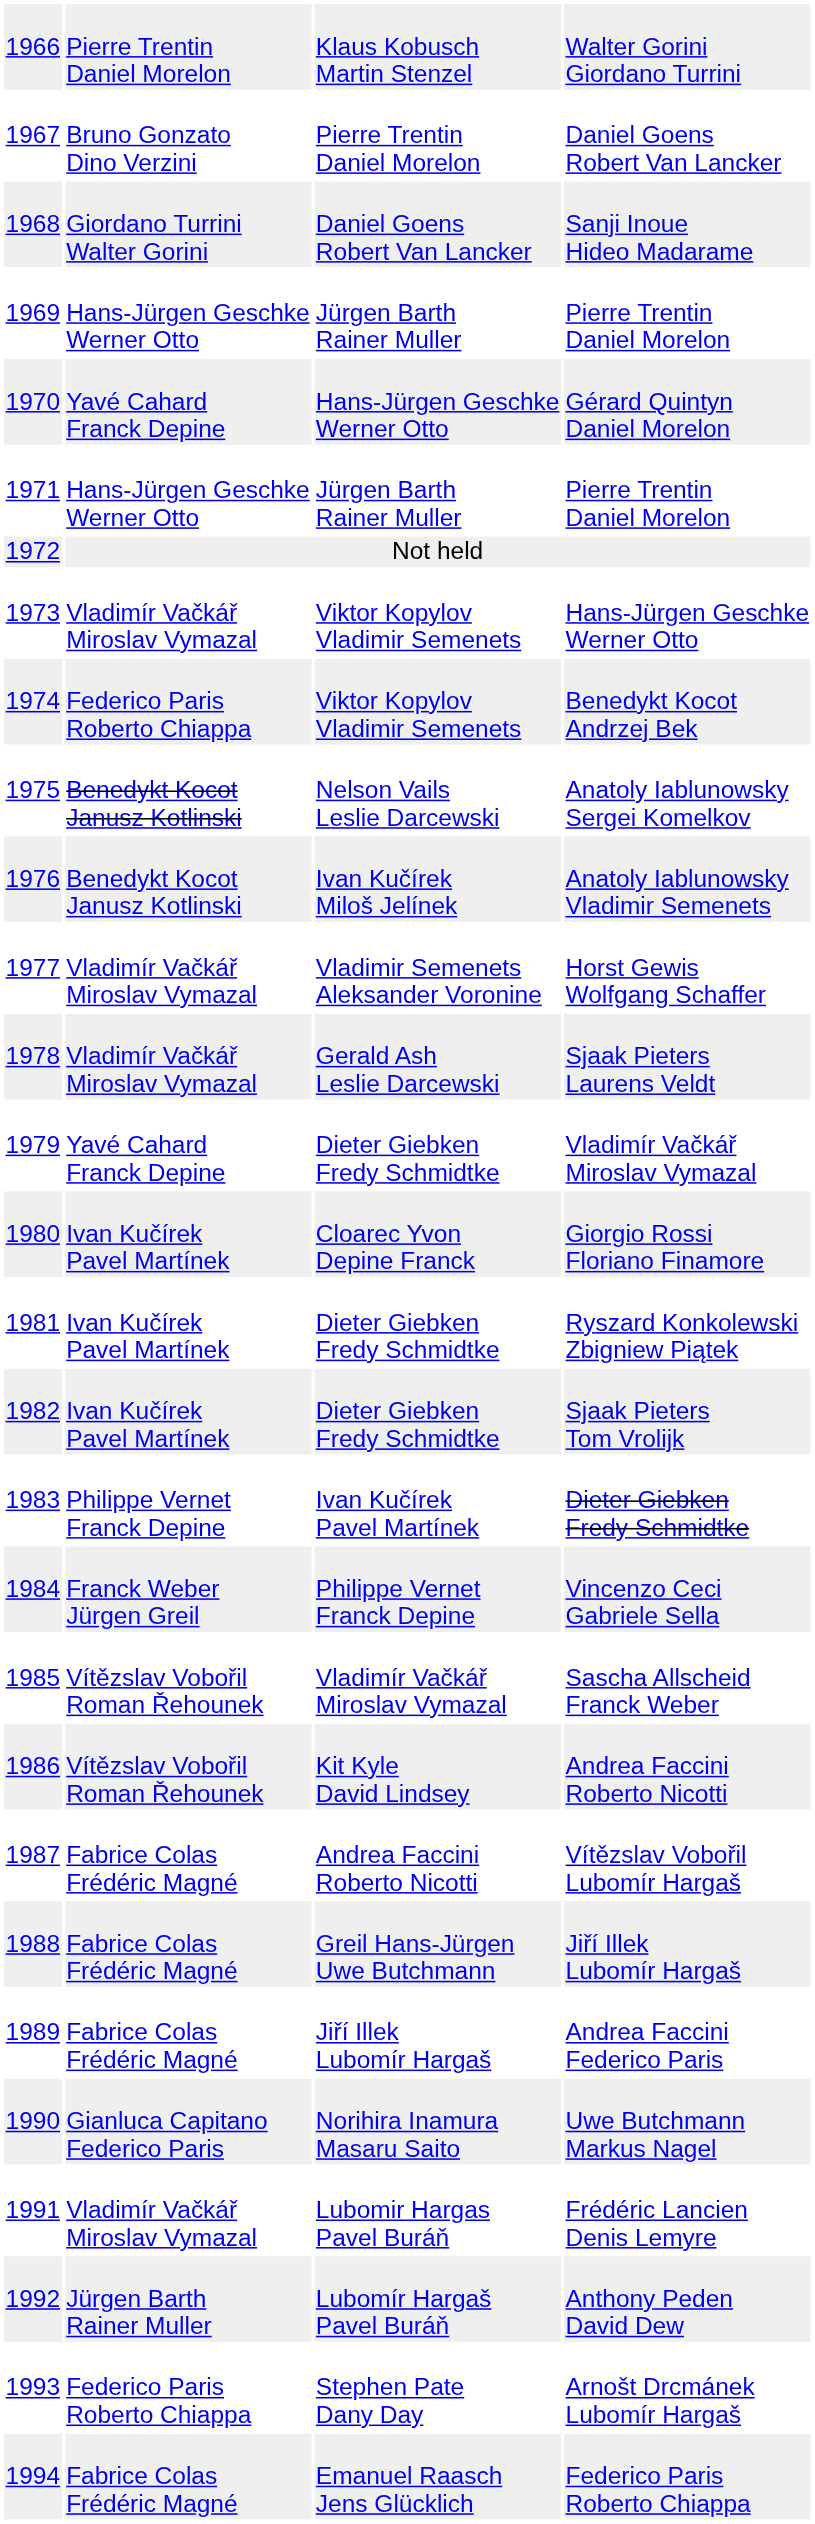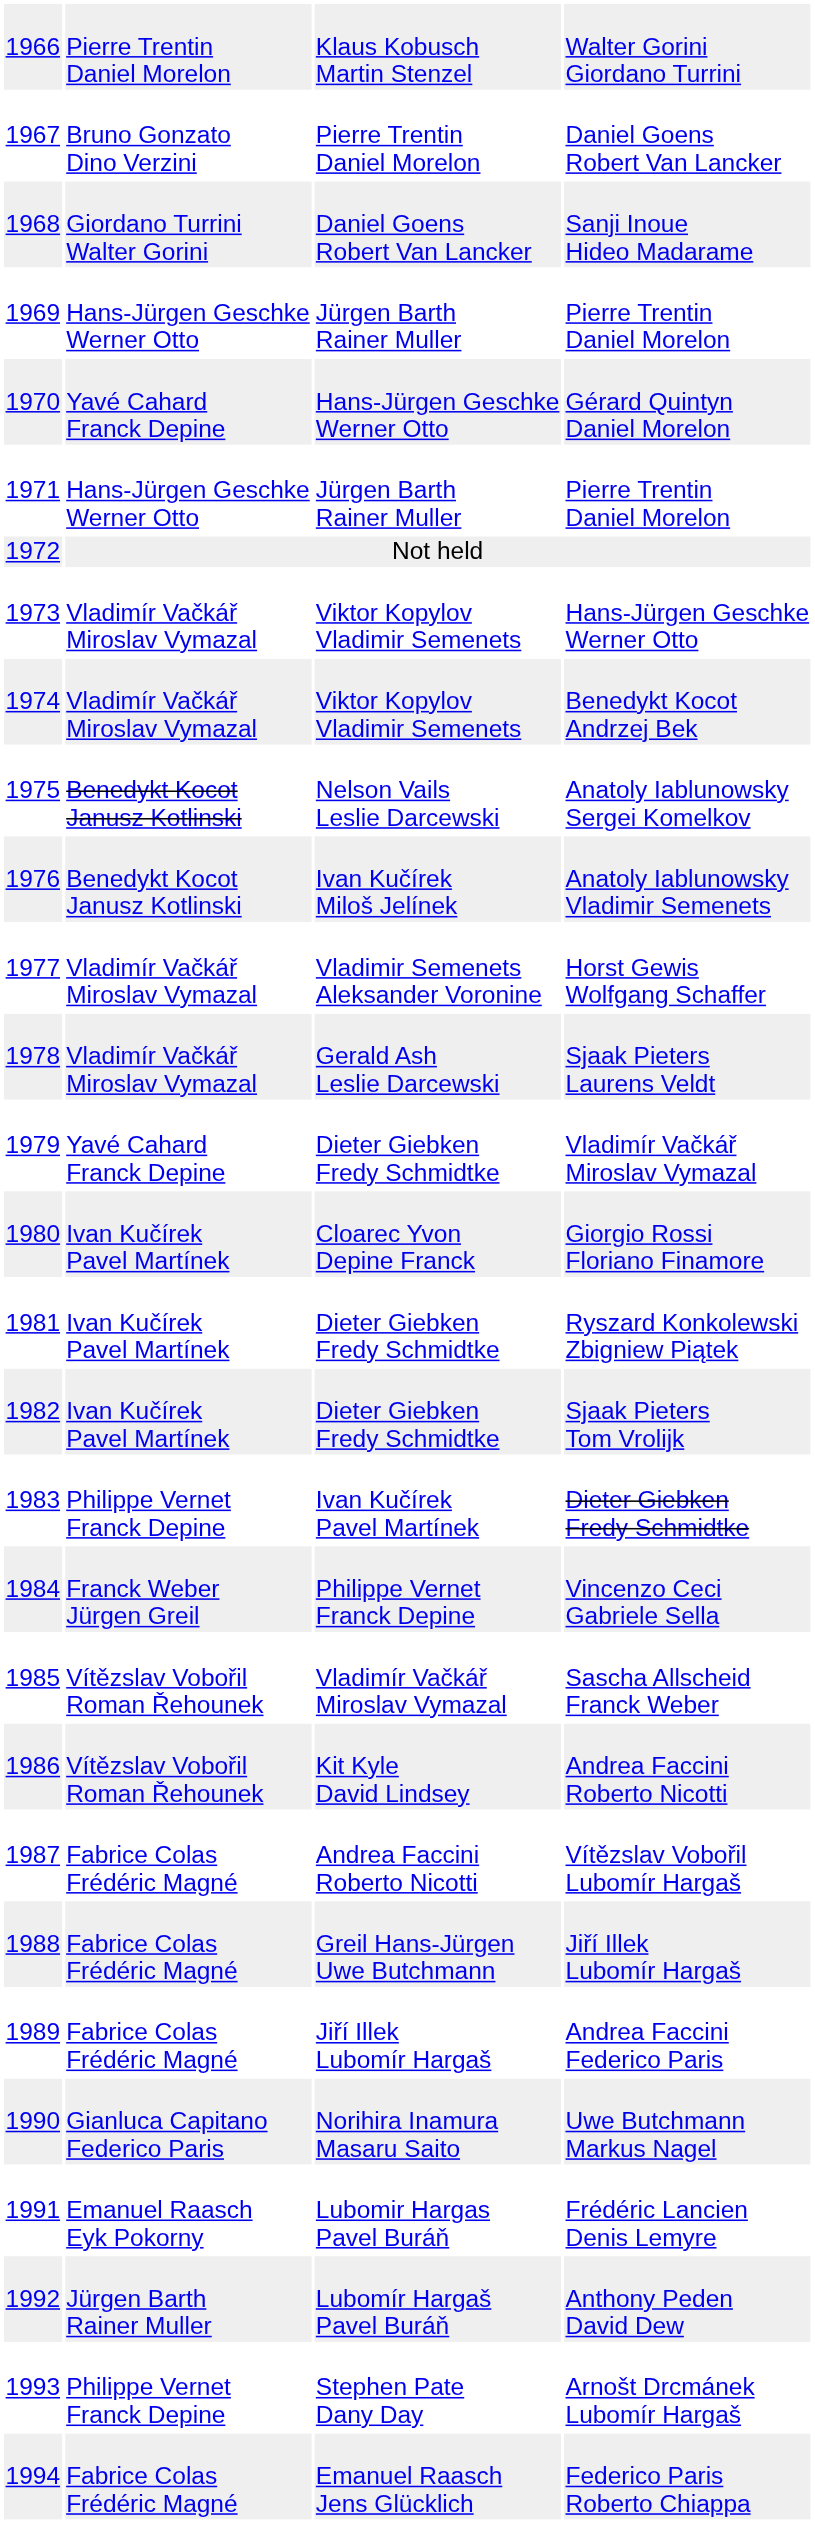(159, 715) Federico Paris Roberto Chiappa -> (162, 715) Vladimír Vačkář Miroslav Vymazal
(162, 2223) Vladimír Vačkář Miroslav Vymazal -> (159, 2223) Emanuel Raasch Eyk Pokorny
(159, 2401) Federico Paris Roberto Chiappa -> (149, 2401) Philippe Vernet Franck Depine
